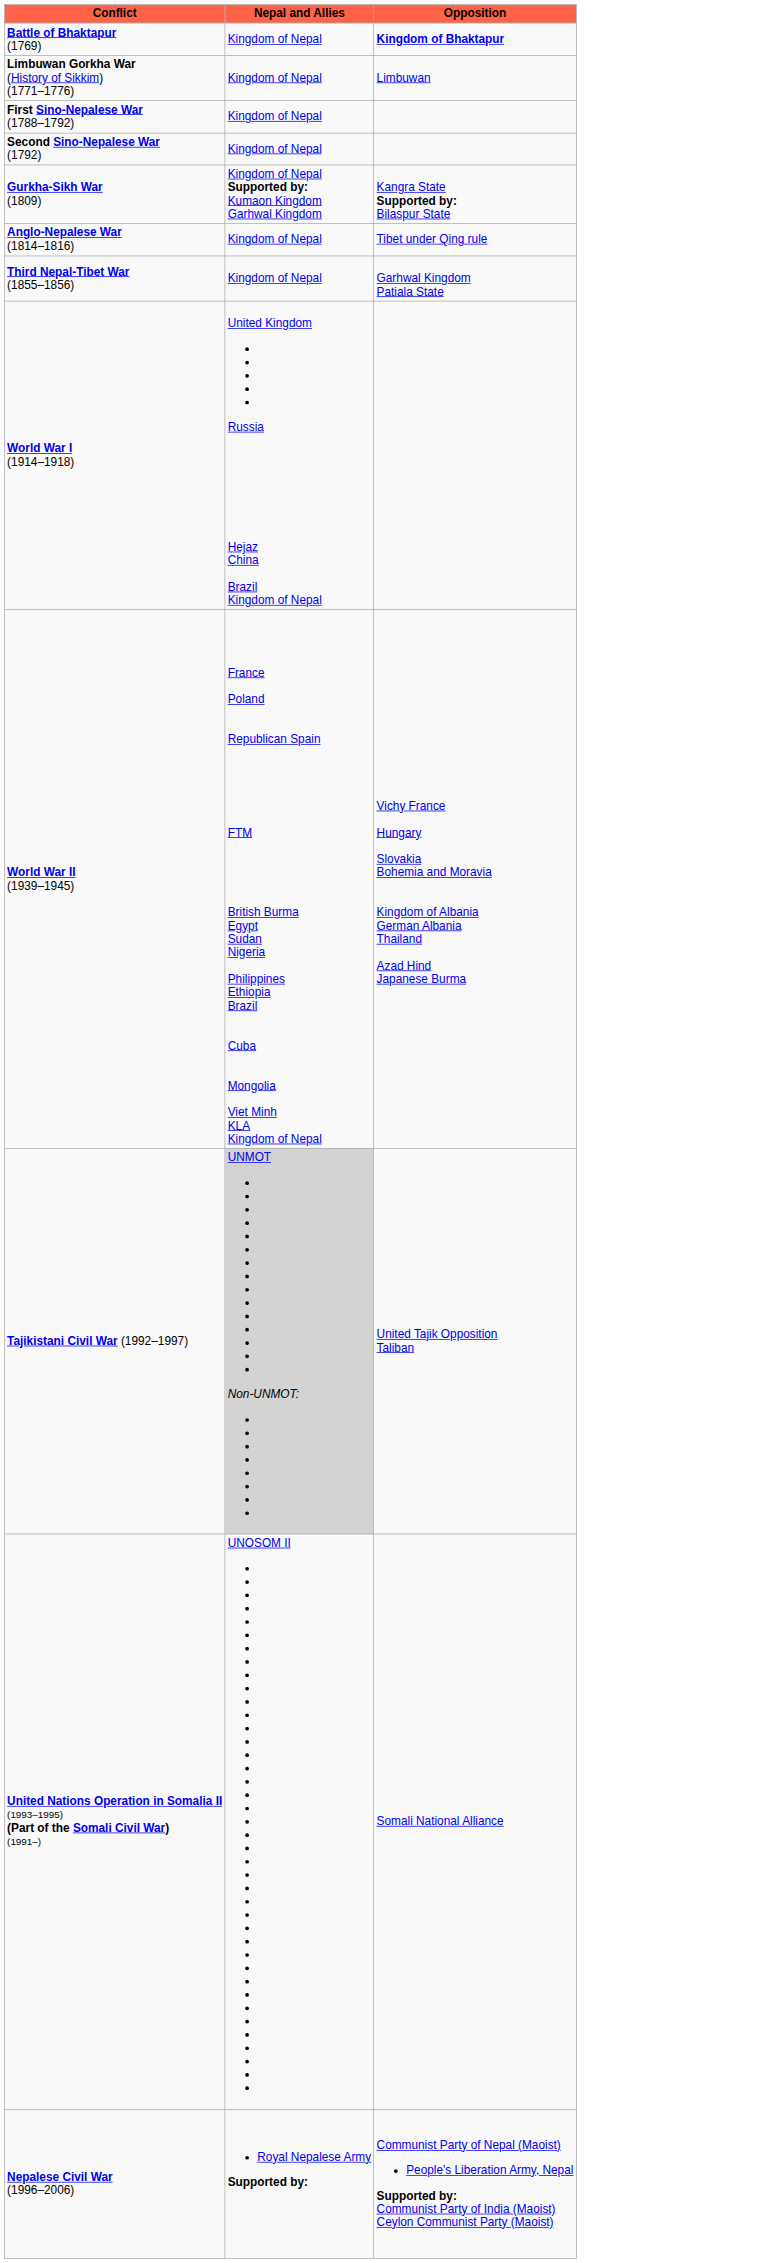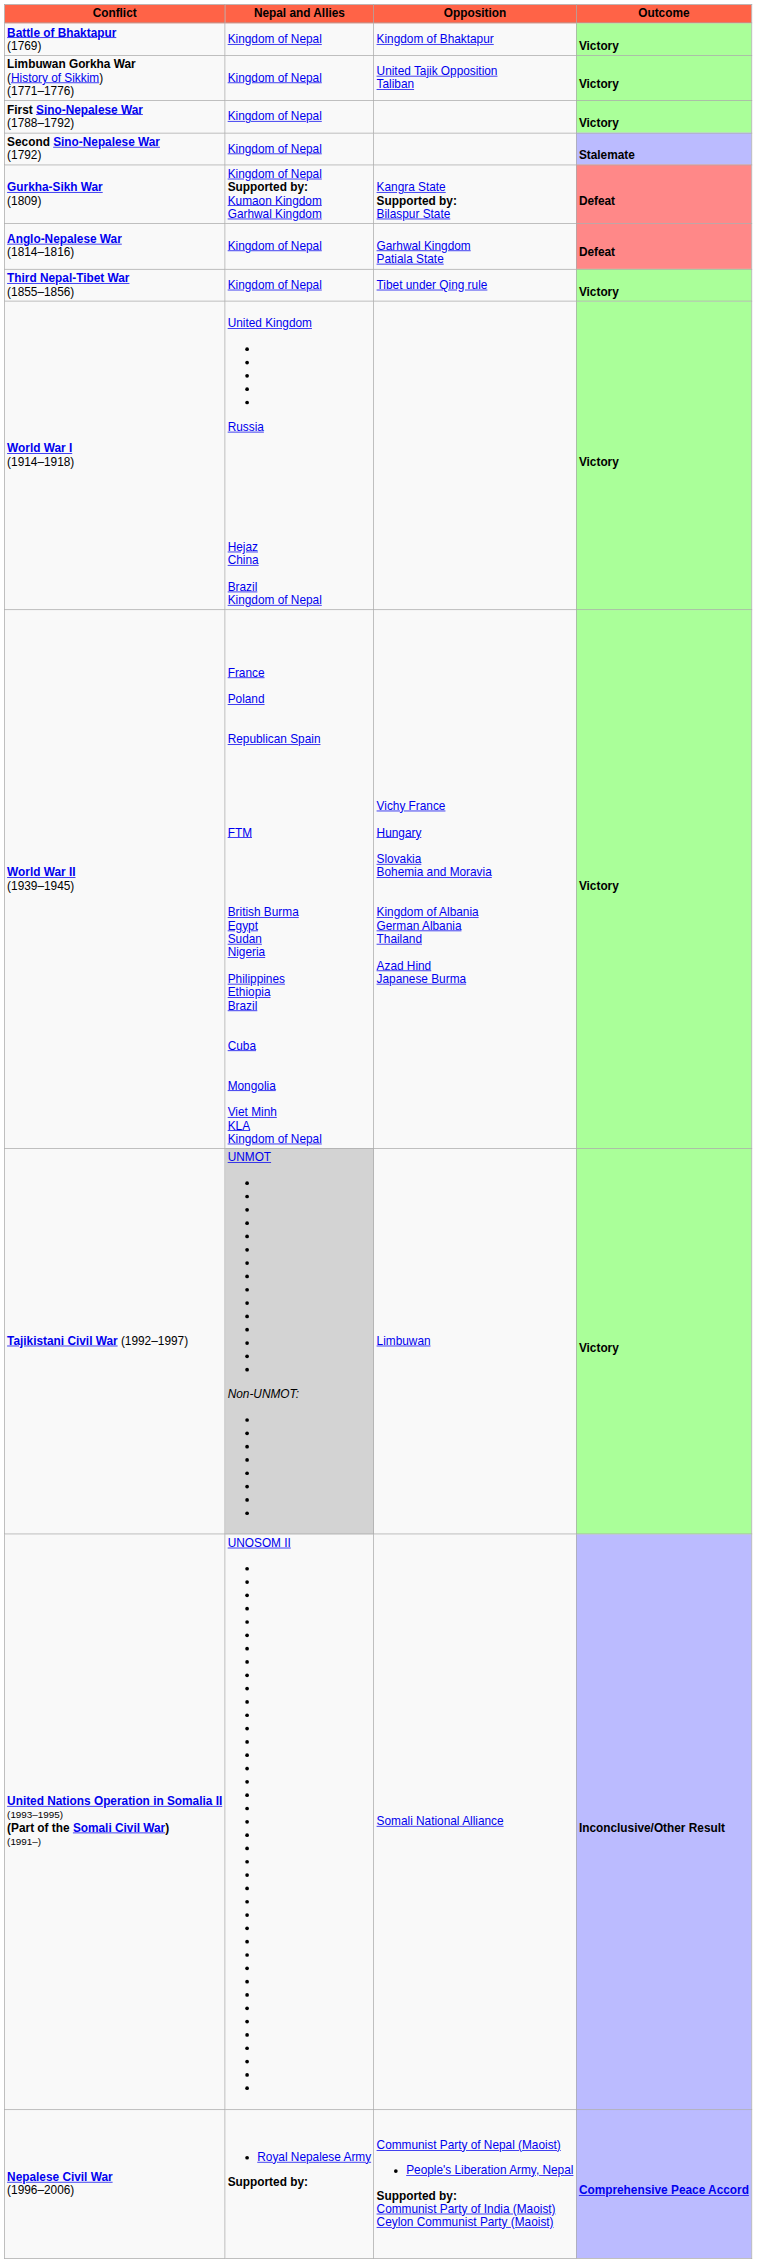+ column: (664, 13)
(440, 39) bold -> (435, 39) normal
(404, 78) Limbuwan -> (437, 78) United Tajik Opposition Taliban
(432, 239) Tibet under Qing rule -> (424, 253) Garhwal Kingdom Patiala State
(424, 285) Garhwal Kingdom Patiala State -> (432, 285) Tibet under Qing rule
(437, 1341) United Tajik Opposition Taliban -> (404, 1341) Limbuwan
